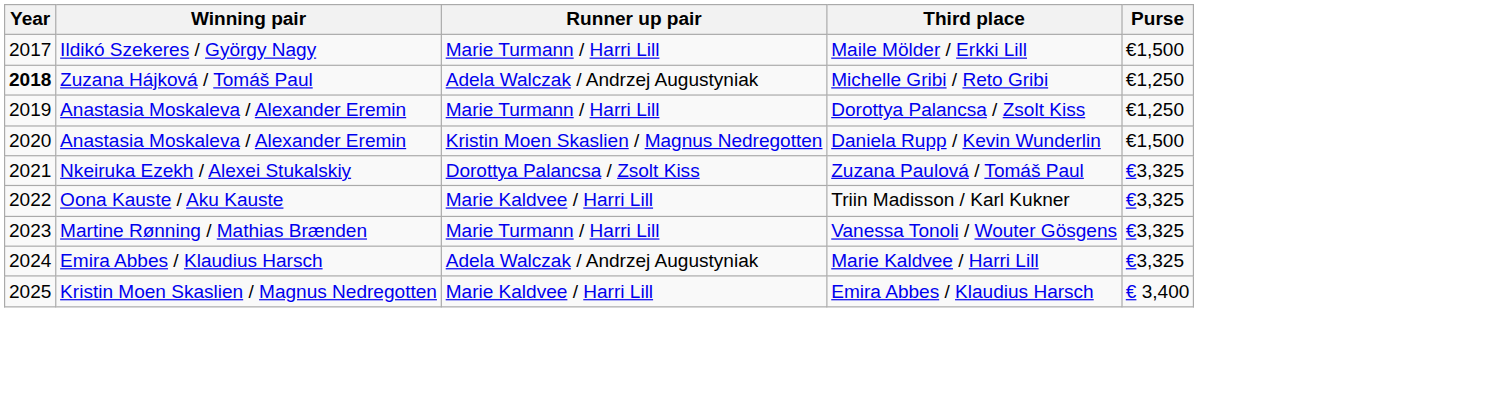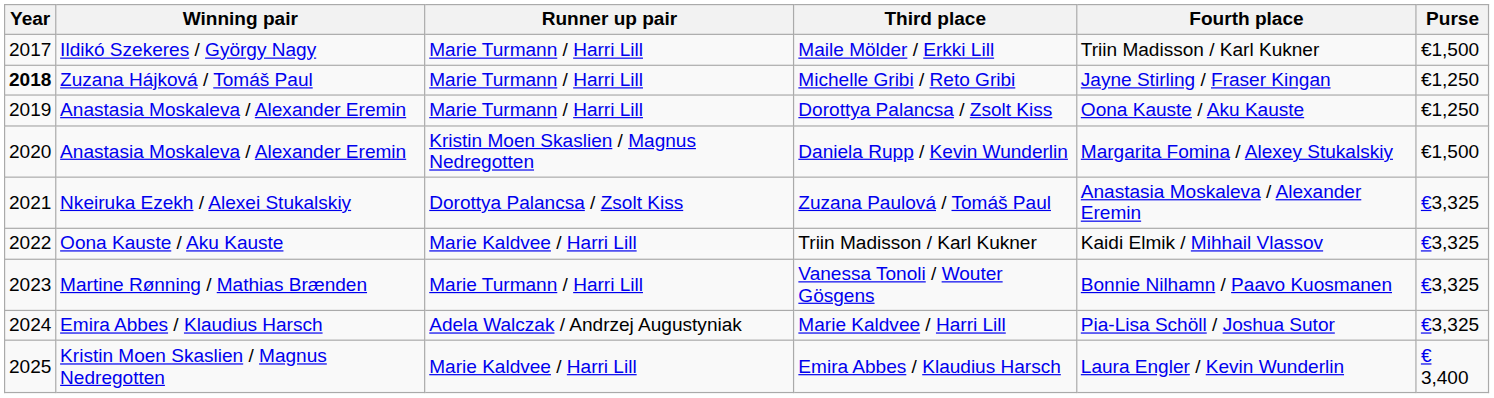+ column: (1246, 19)
(602, 79) Adela Walczak / Andrzej Augustyniak -> (536, 79) Marie Turmann / Harri Lill
